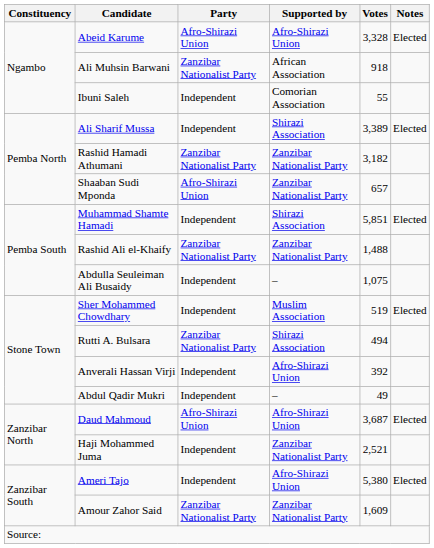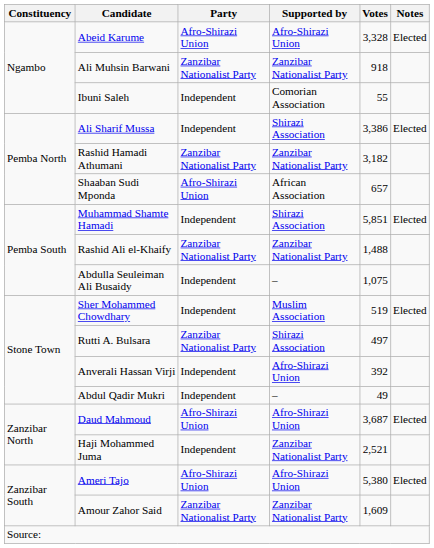(298, 67) African Association -> (310, 67) Zanzibar Nationalist Party
(375, 128) 3,389 -> (375, 128) 3,386
(310, 189) Zanzibar Nationalist Party -> (298, 189) African Association
(380, 341) 494 -> (380, 341) 497
(208, 480) Independent -> (209, 480) Afro-Shirazi Union
